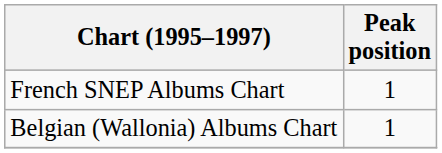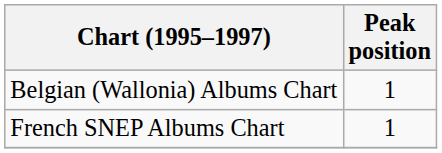rows swapped: (174, 128) <-> (147, 89)
